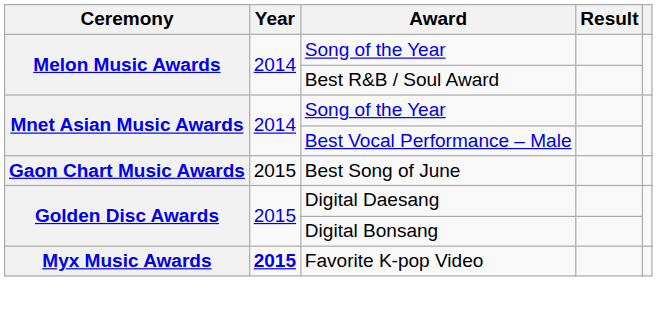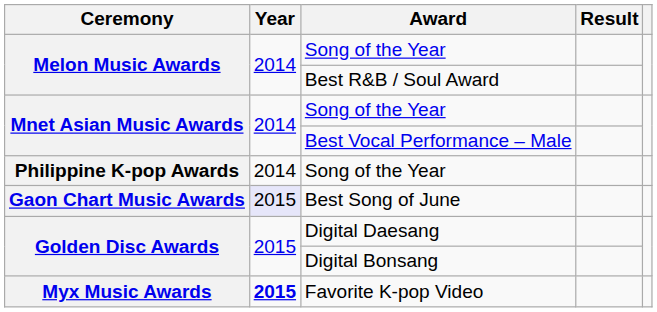+ row: (127, 170)
(275, 170) no background -> (275, 200) lavender background
